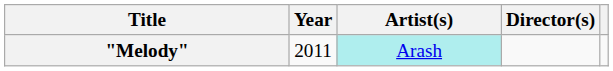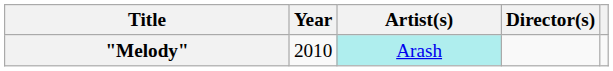(313, 50) 2011 -> (313, 50) 2010
